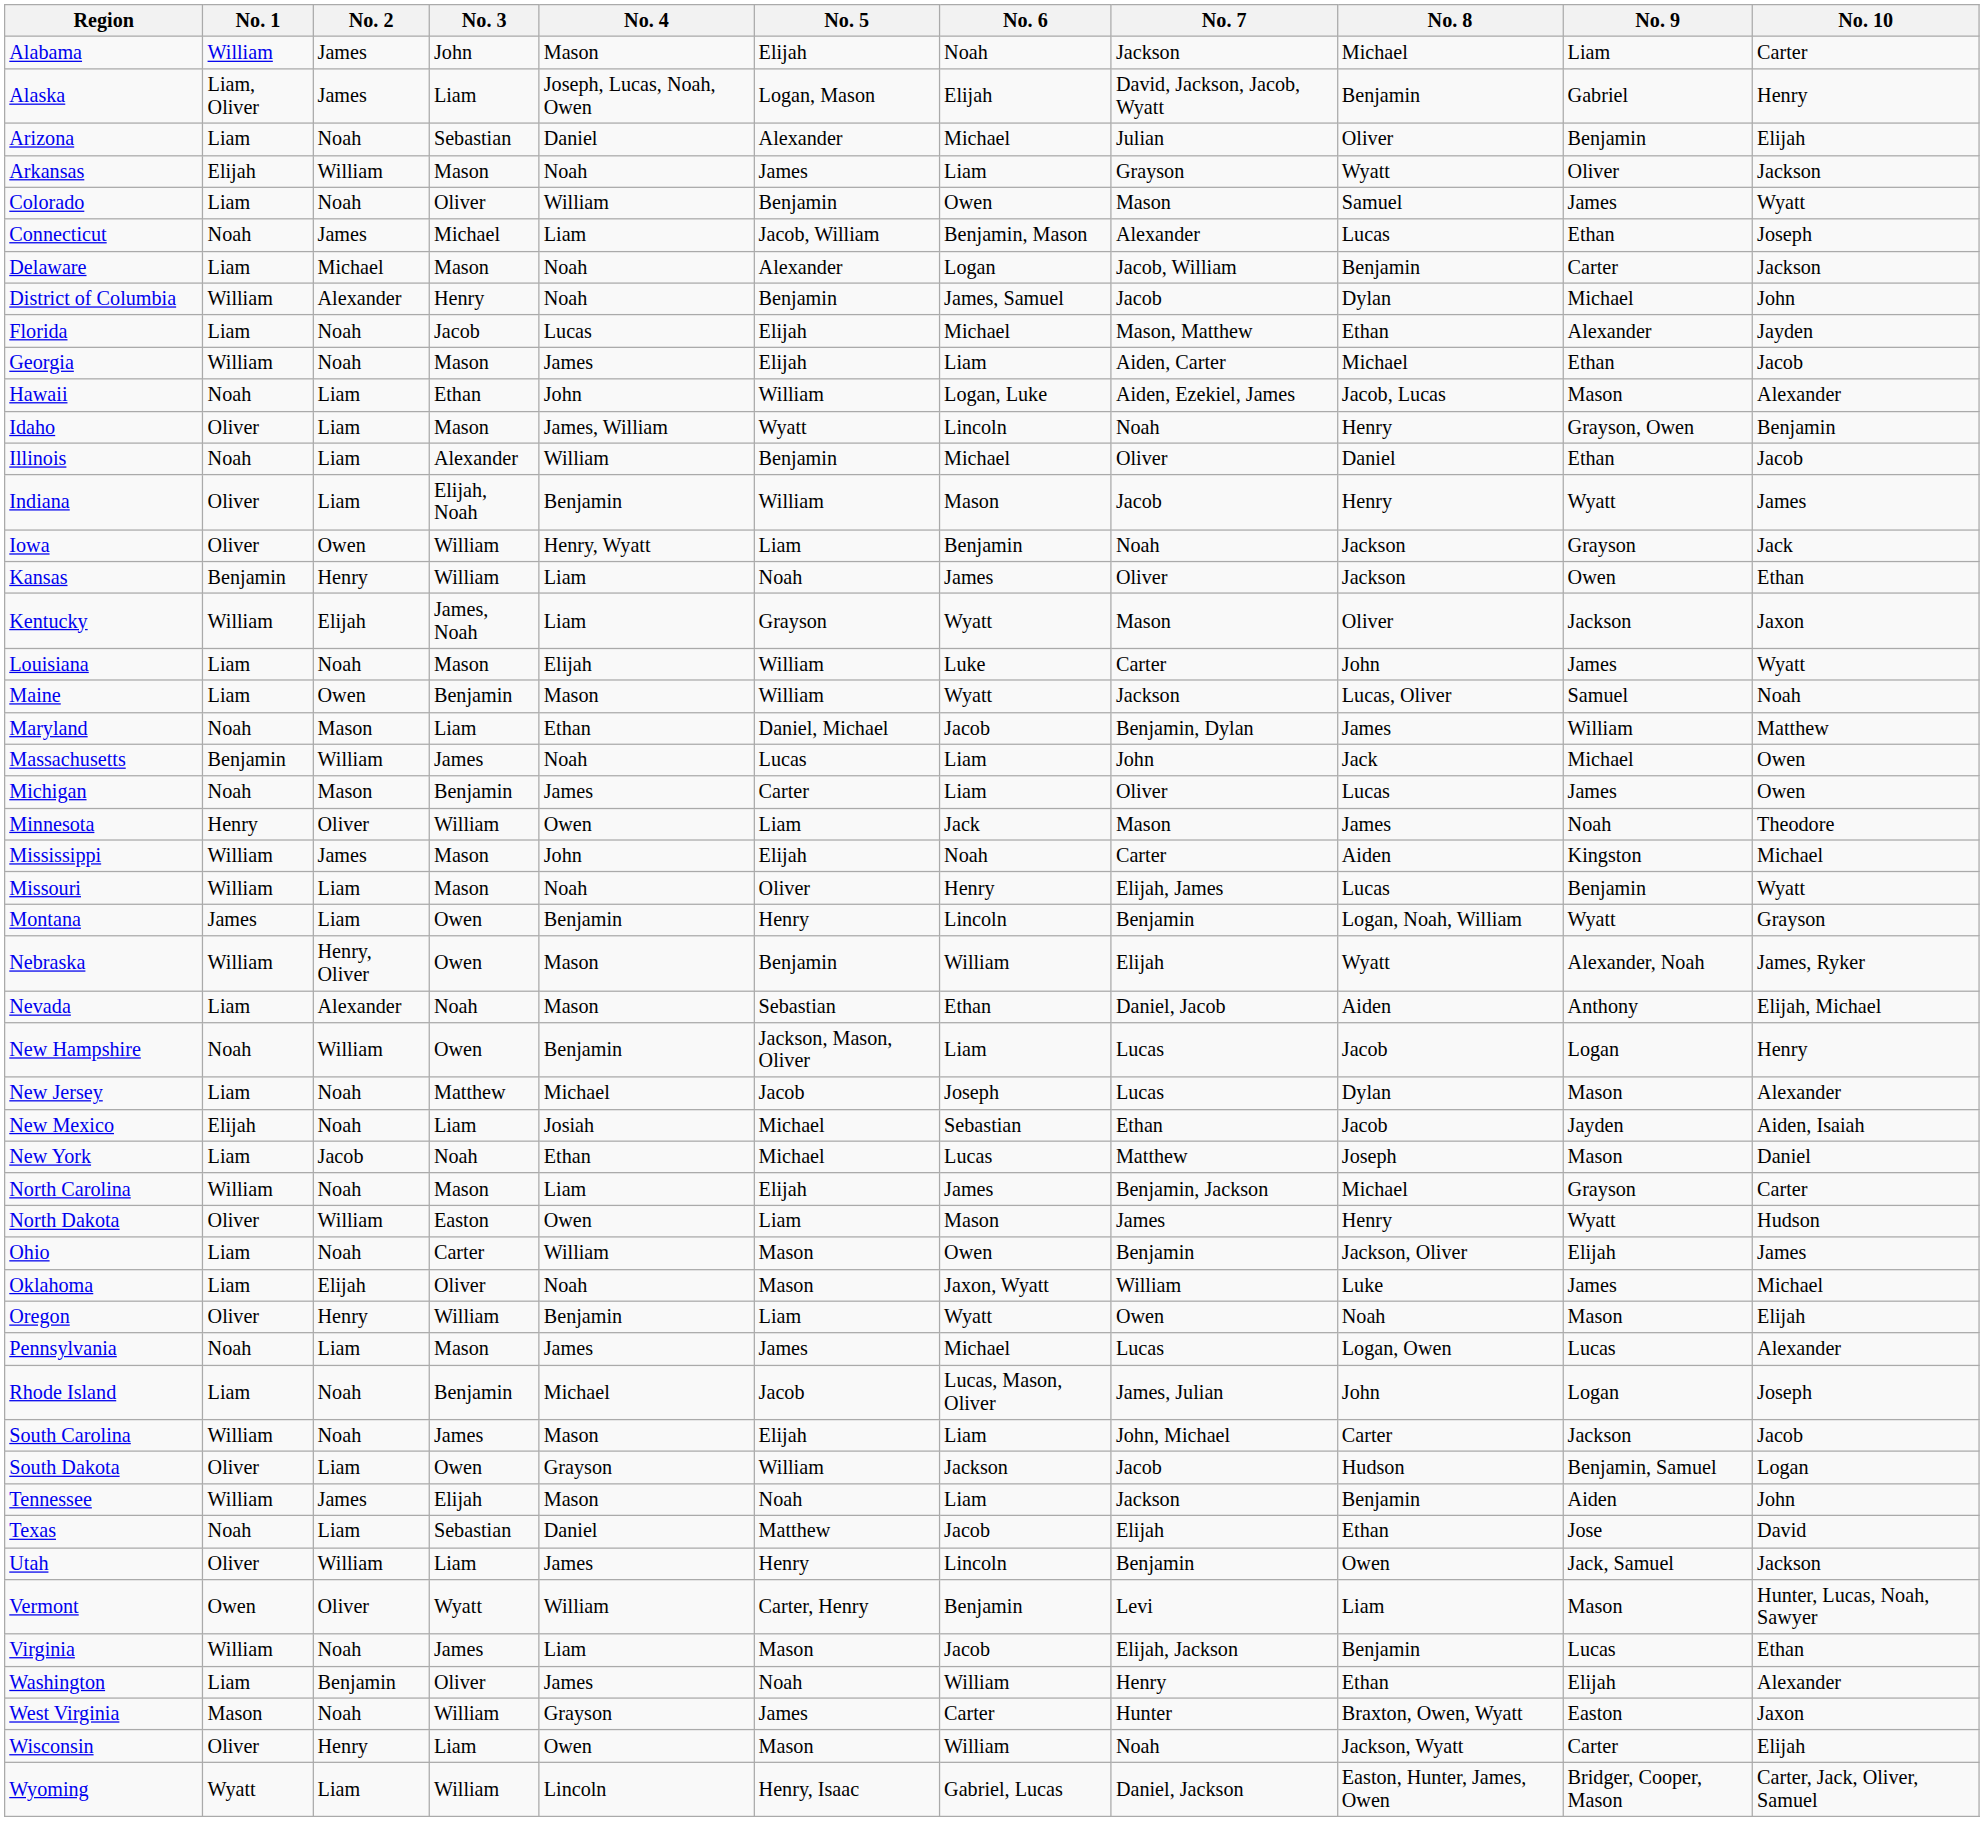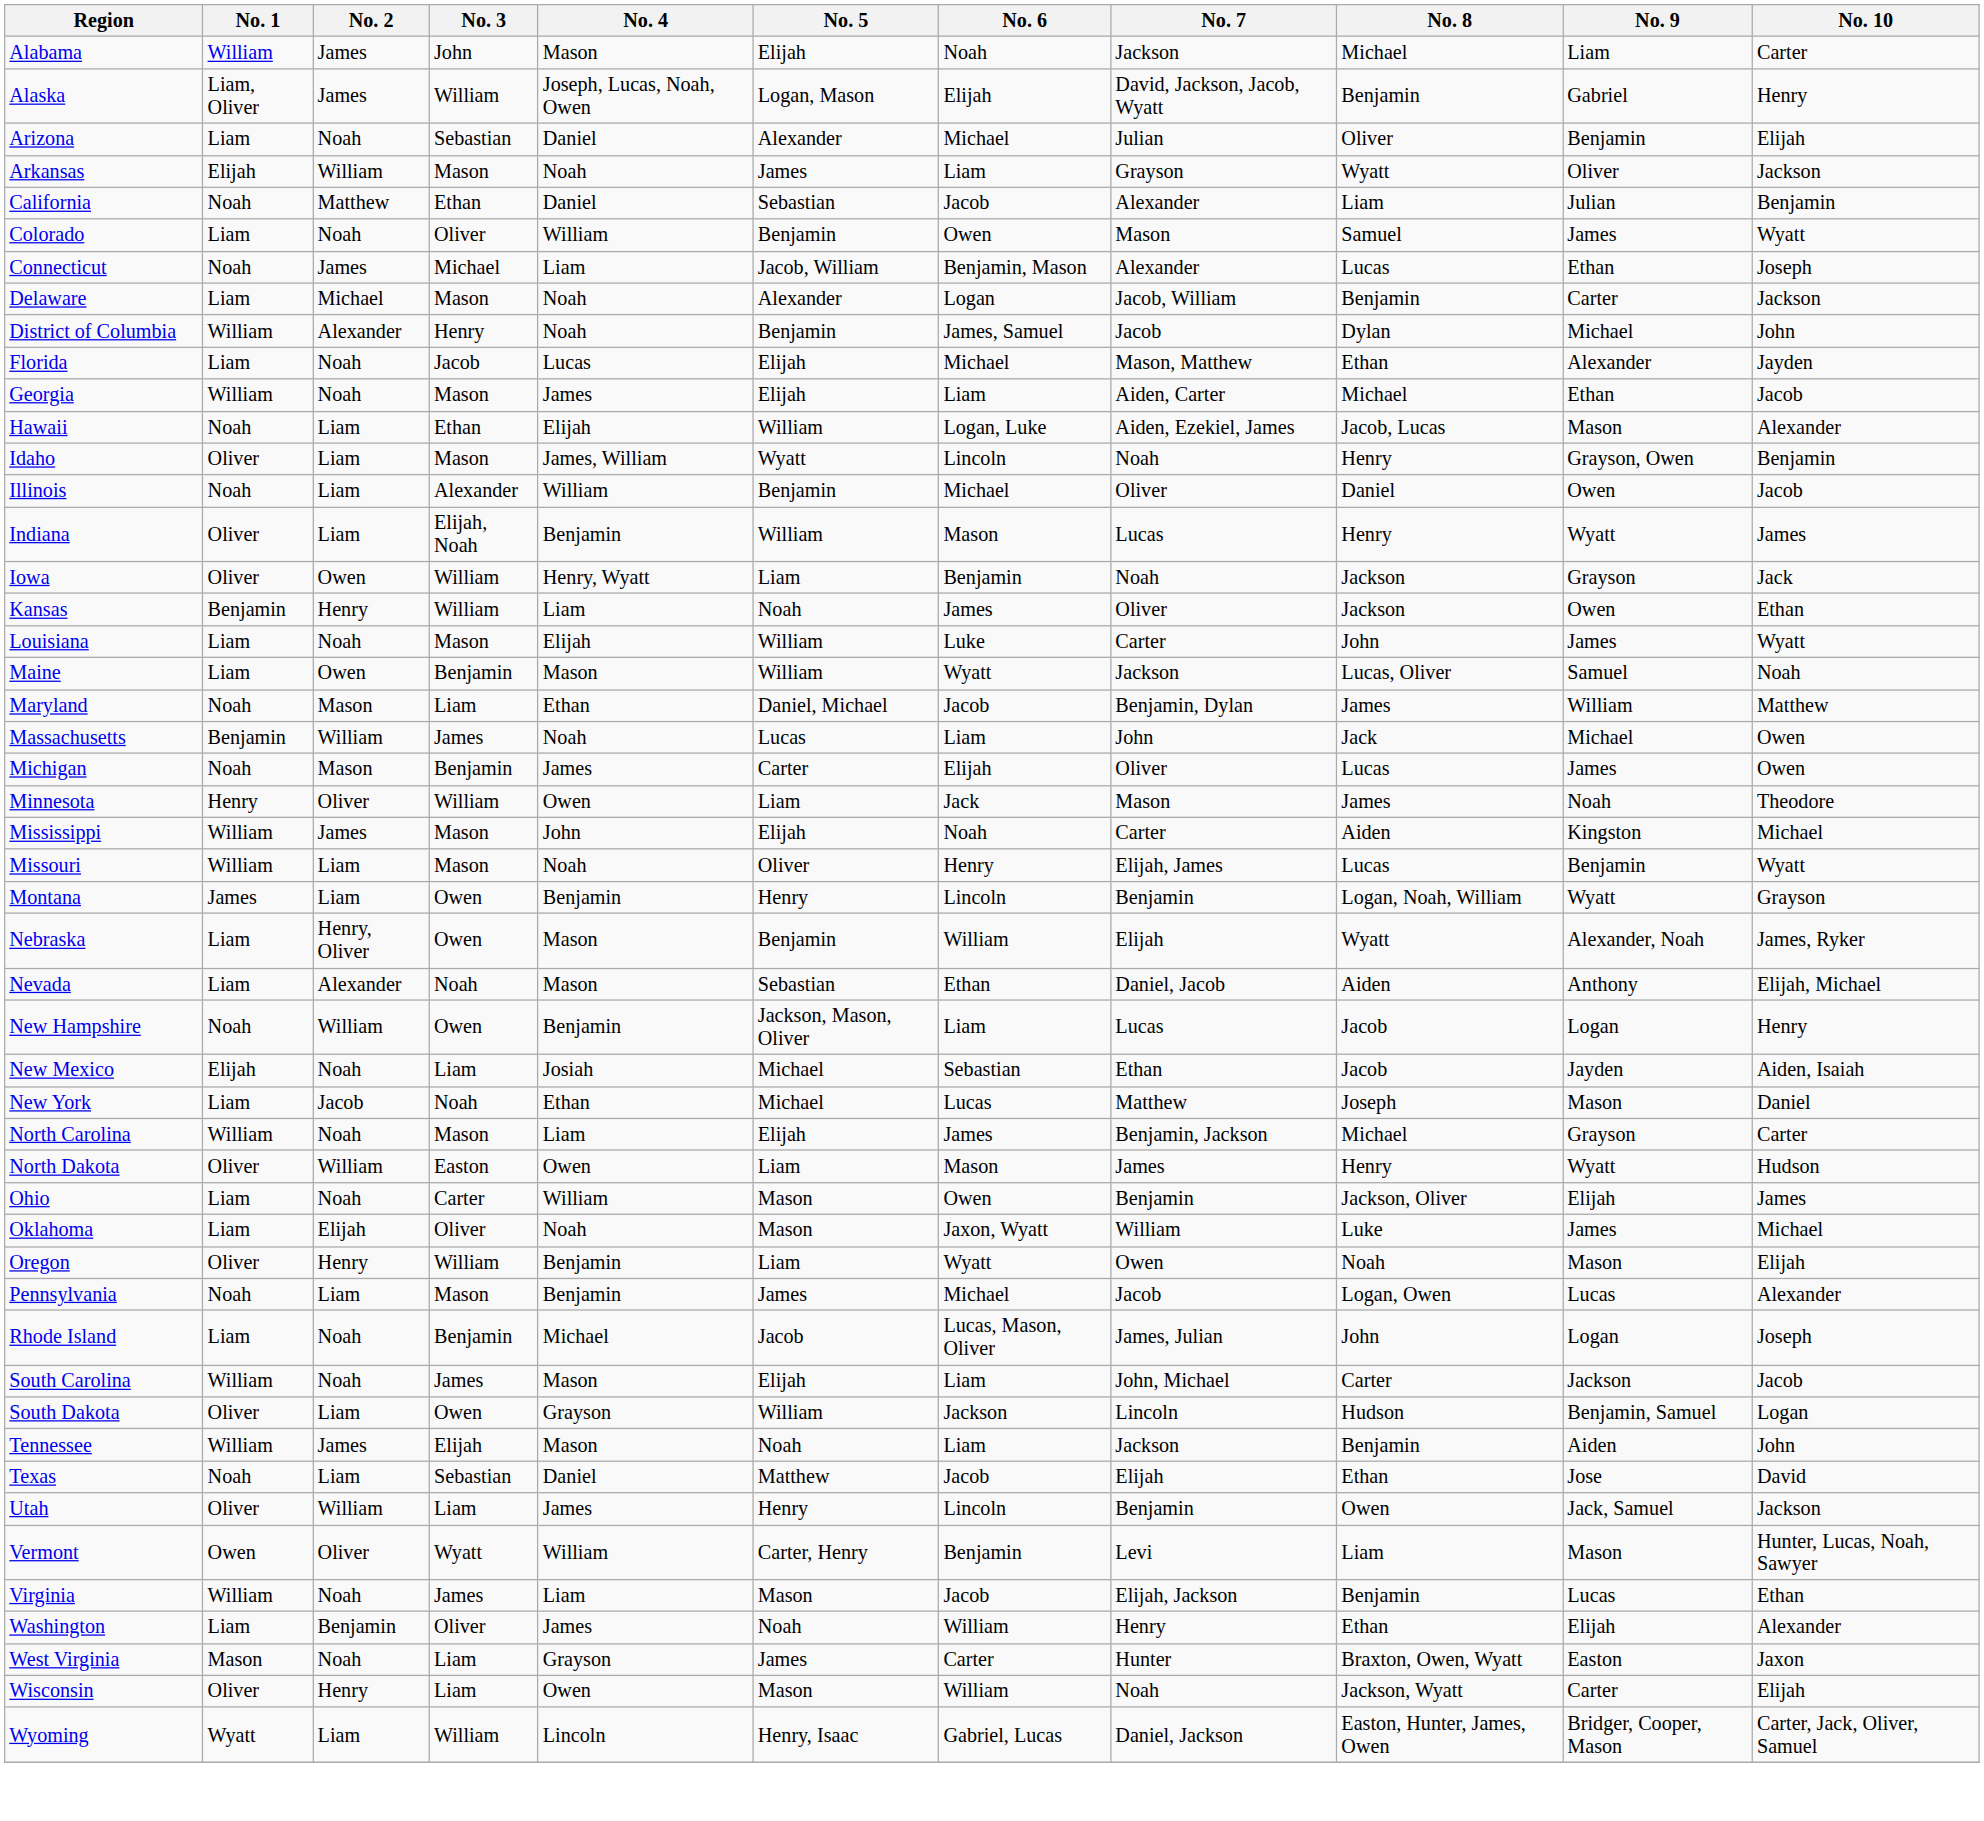(455, 95) Liam -> (467, 95) William
+ row: (50, 203)
(563, 394) John -> (567, 426) Elijah
(1591, 458) Ethan -> (1591, 490) Owen
(1139, 502) Jacob -> (1139, 534) Lucas
- row: (48, 620)
(965, 791) Liam -> (967, 769) Elijah
(240, 963) William -> (229, 940) Liam
- row: (56, 1093)
(568, 1348) James -> (582, 1294) Benjamin
(1140, 1348) Lucas -> (1138, 1294) Jacob
(1139, 1467) Jacob -> (1147, 1412) Lincoln
(467, 1713) William -> (455, 1659) Liam
